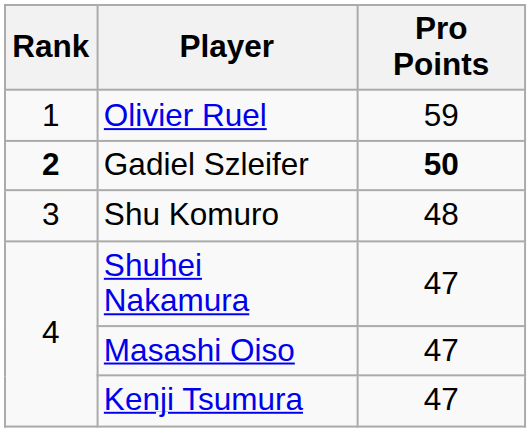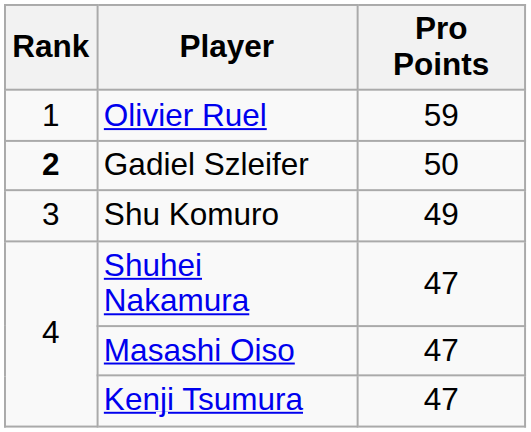(441, 164) bold -> (441, 164) normal
(441, 214) 48 -> (441, 214) 49
